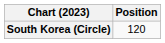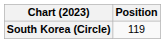(137, 30) 120 -> (137, 30) 119
